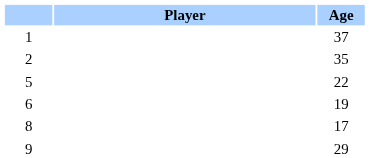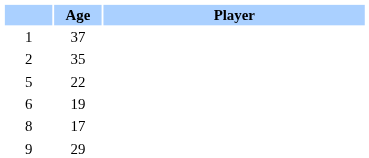columns swapped: (185, 15) <-> (341, 15)
